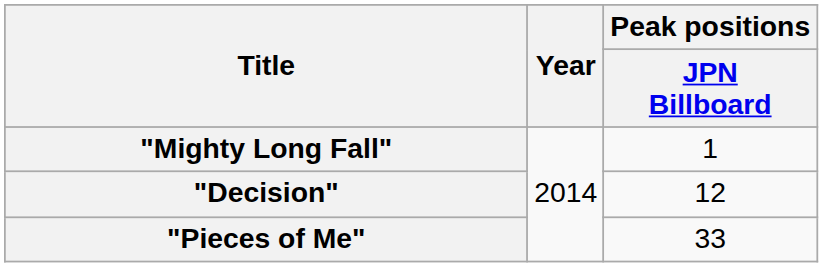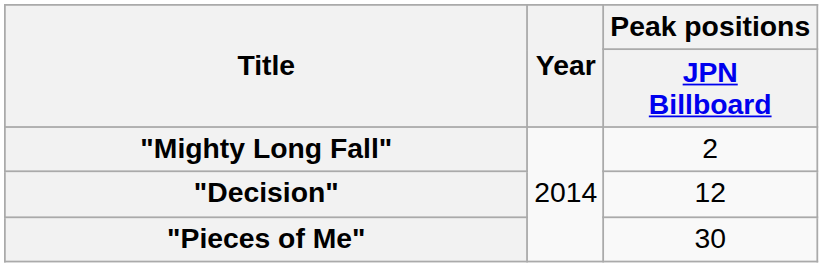(710, 148) 1 -> (710, 148) 2
(710, 238) 33 -> (710, 238) 30
